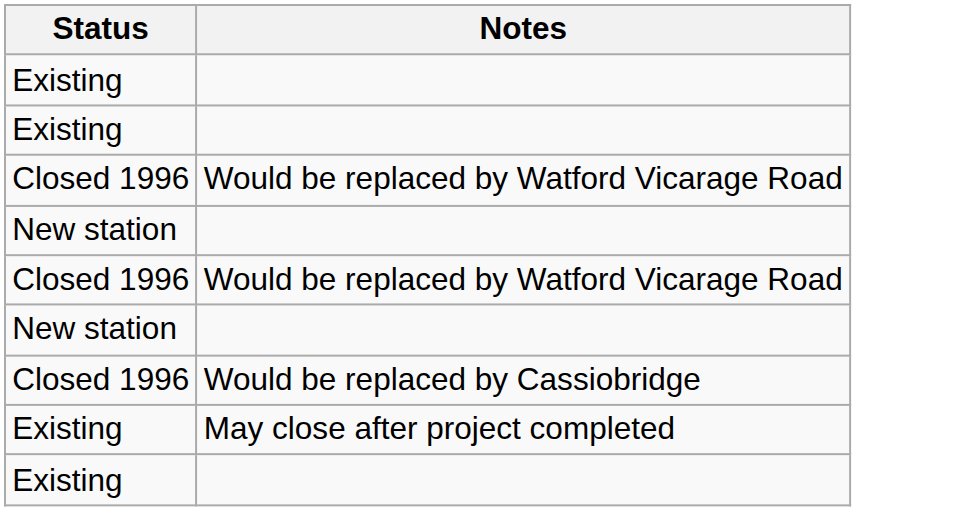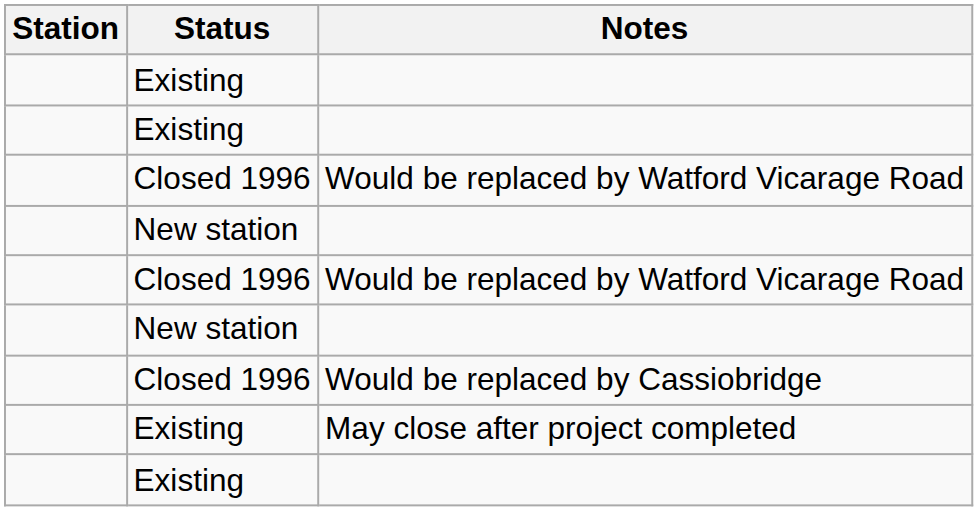+ column: (66, 29)
